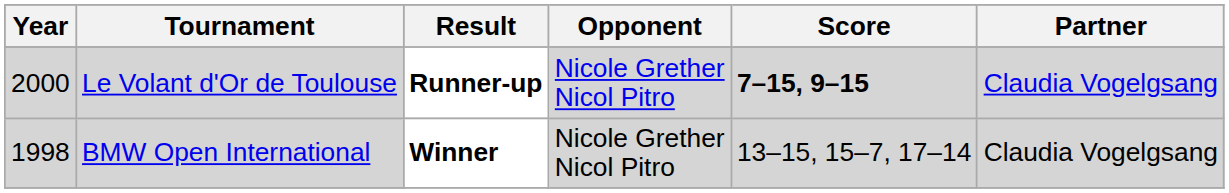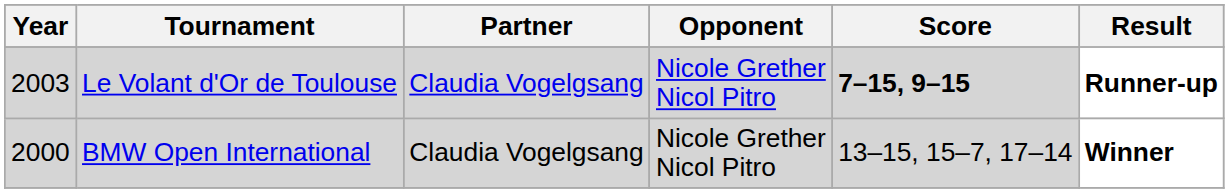columns swapped: (1101, 26) <-> (476, 26)
(40, 82) 2000 -> (40, 82) 2003
(40, 153) 1998 -> (40, 153) 2000
